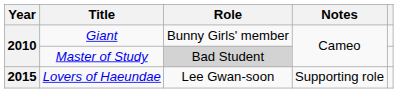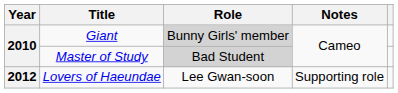(228, 35) no background -> (228, 35) lightgrey background
(22, 77) 2015 -> (22, 77) 2012
